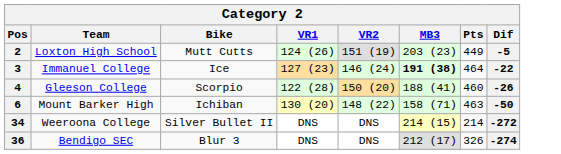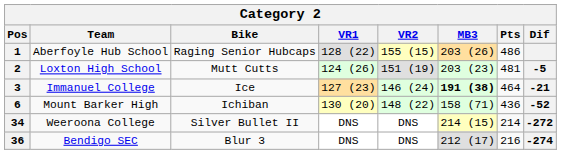+ row: (17, 52)
(473, 52) 449 -> (510, 70) 481
(503, 70) -22 -> (540, 88) -21
- row: (18, 88)
(473, 105) 463 -> (510, 105) 436
(503, 105) -50 -> (540, 105) -52
(473, 141) 326 -> (510, 141) 216
